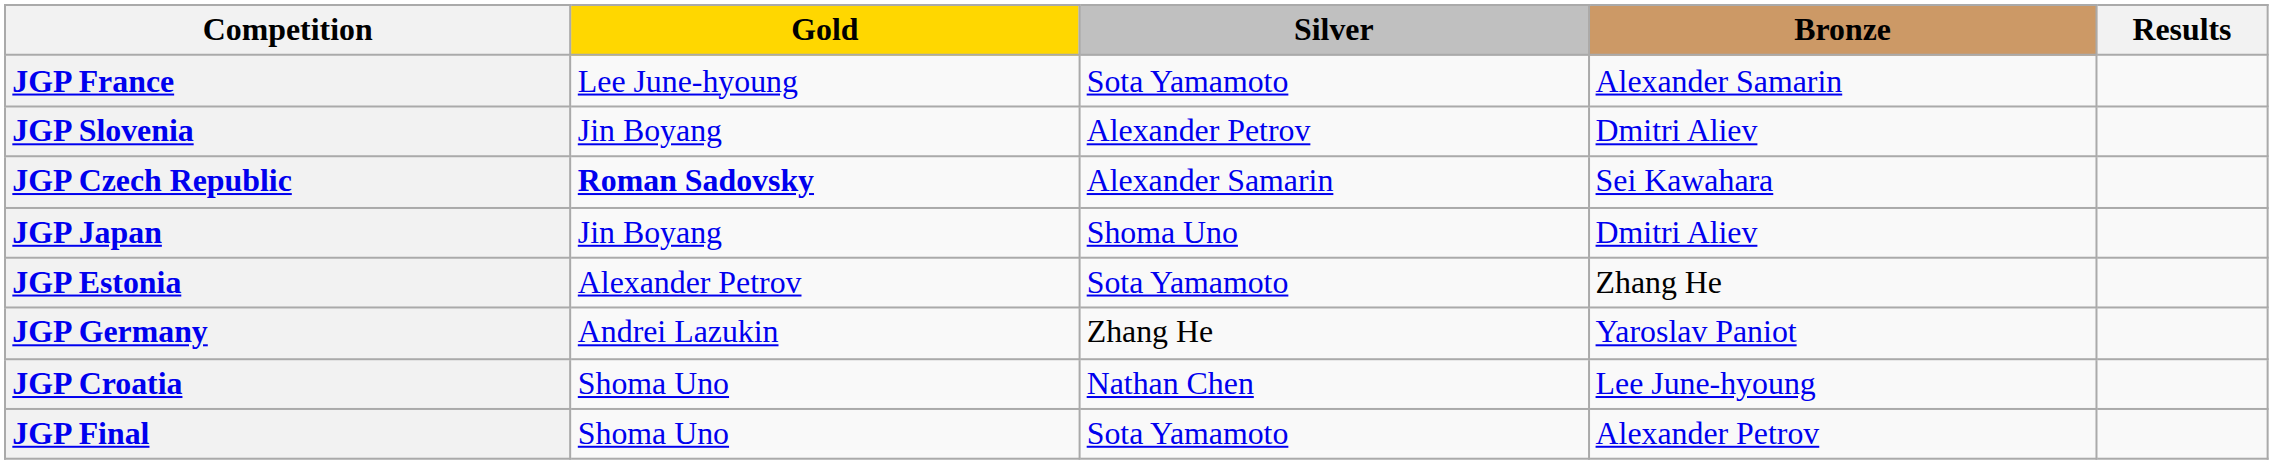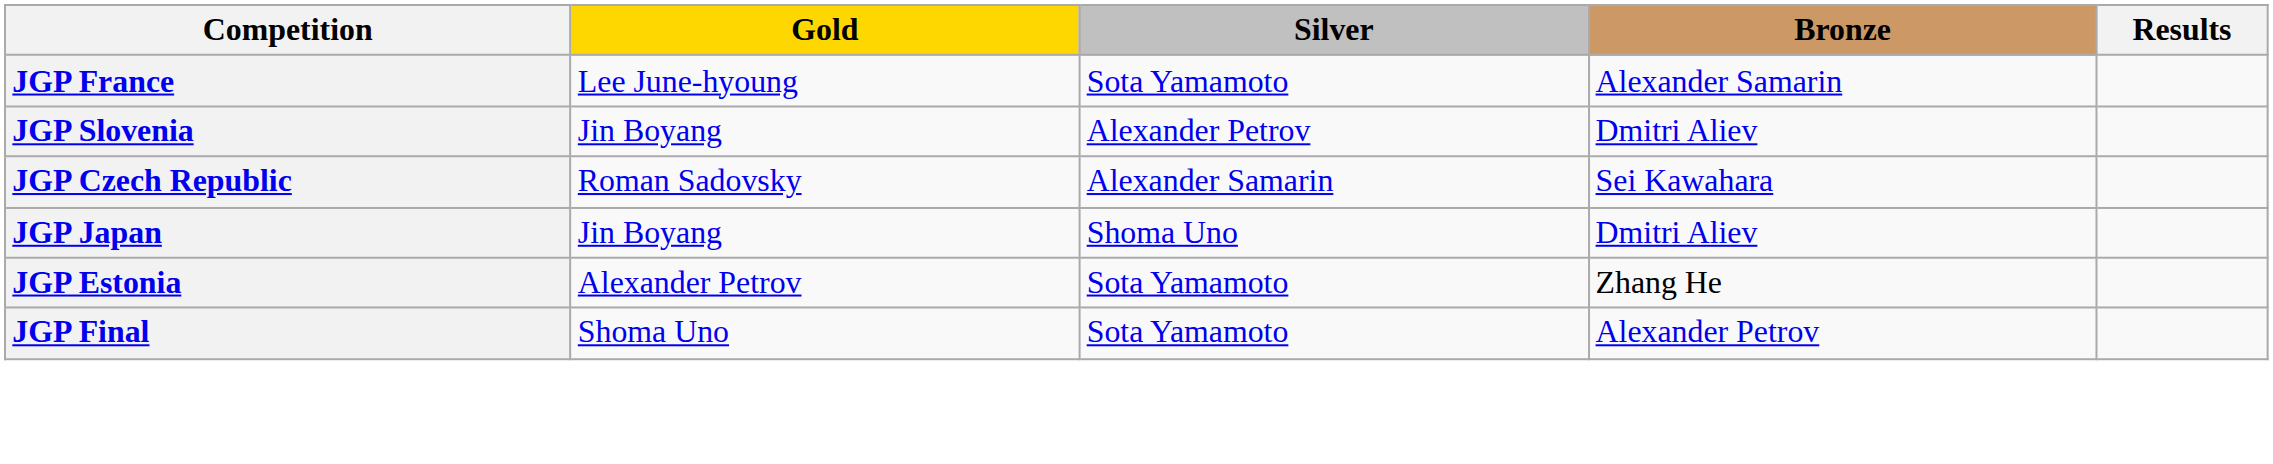(696, 181) bold -> (690, 181) normal
- row: (110, 332)
- row: (97, 383)
